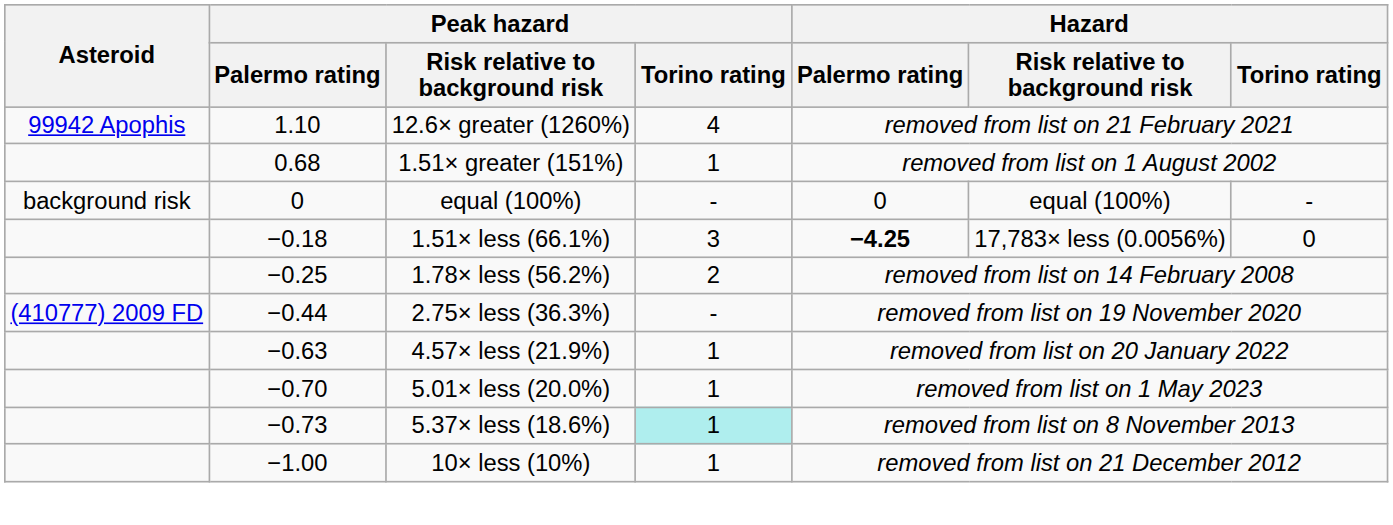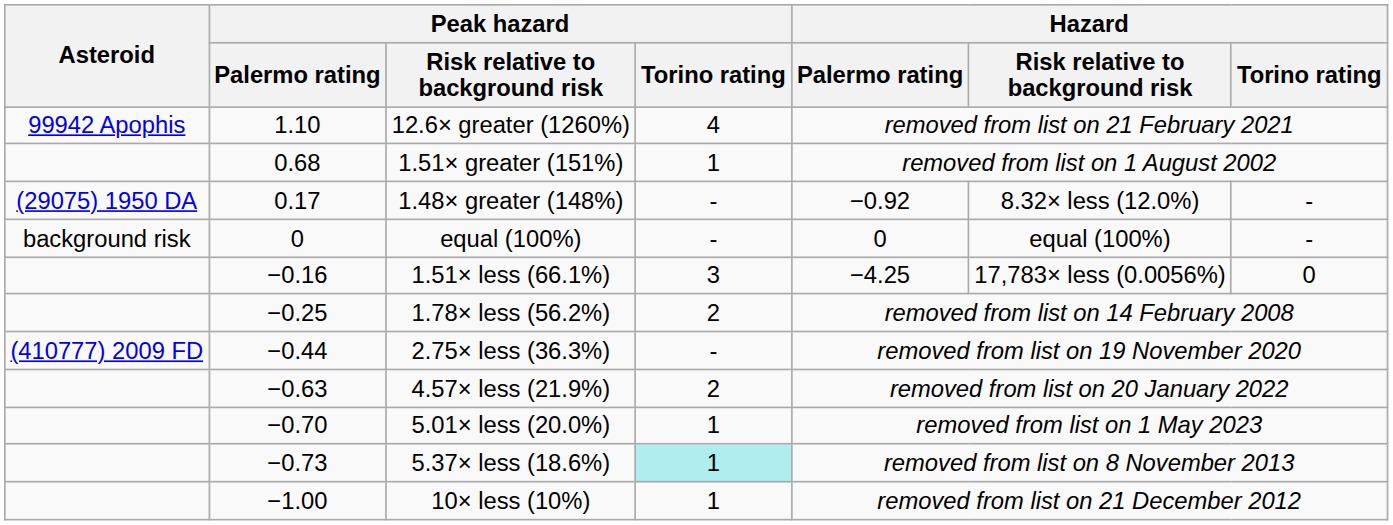+ row: (511, 201)
(297, 238) −0.18 -> (297, 276) −0.16
(880, 238) bold -> (880, 276) normal
(713, 351) 1 -> (713, 388) 2
